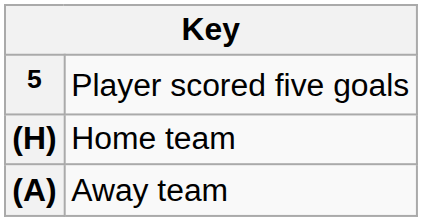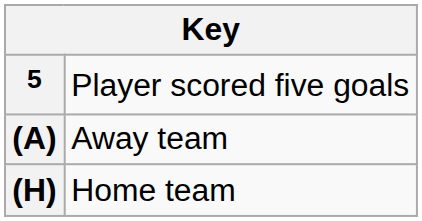rows swapped: (34, 189) <-> (34, 139)
